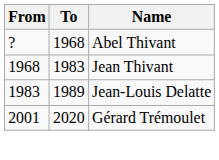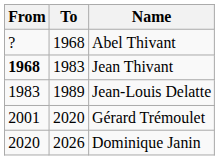(24, 67) normal -> (24, 67) bold
+ row: (146, 142)
